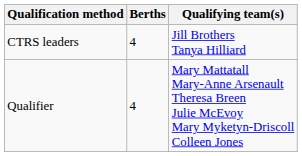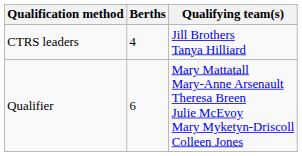(133, 105) 4 -> (133, 105) 6
